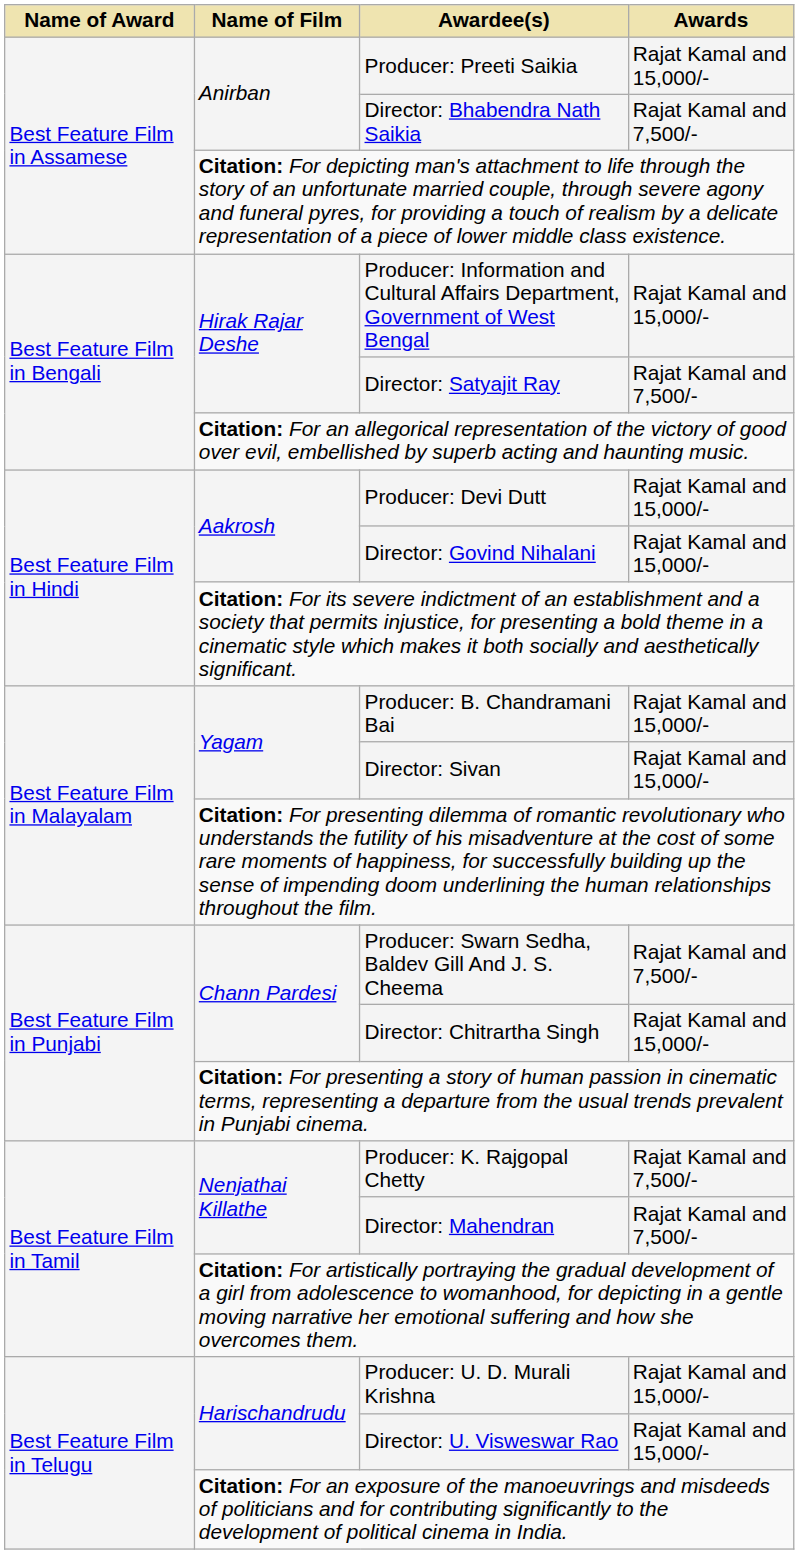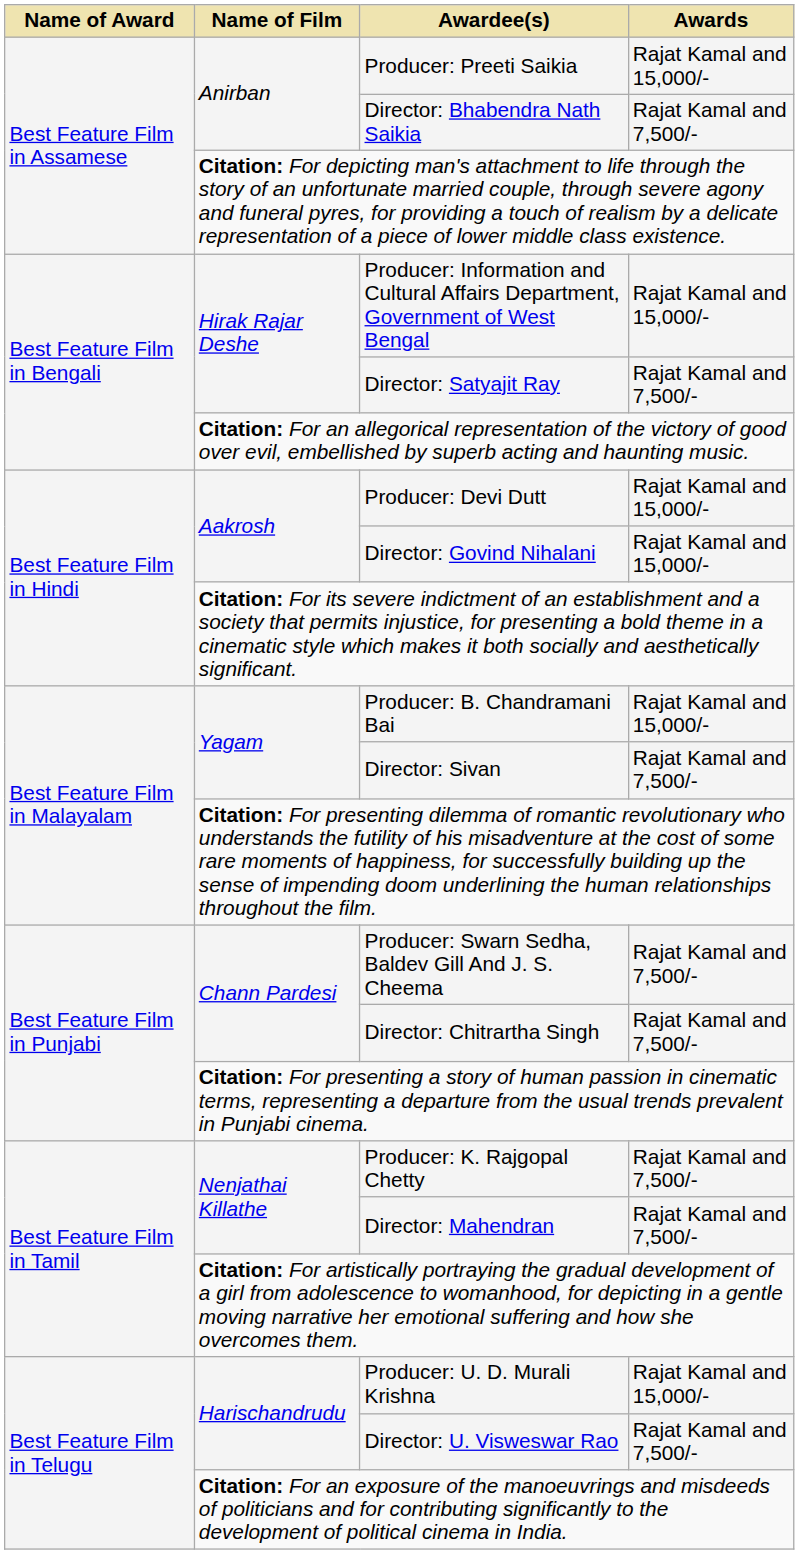(710, 769) Rajat Kamal and 15,000/- -> (710, 769) Rajat Kamal and 7,500/-
(710, 1032) Rajat Kamal and 15,000/- -> (710, 1032) Rajat Kamal and 7,500/-
(710, 1441) Rajat Kamal and 15,000/- -> (710, 1441) Rajat Kamal and 7,500/-
